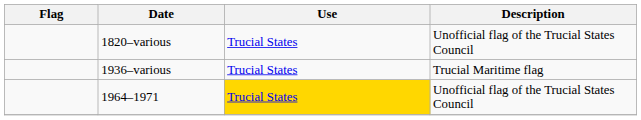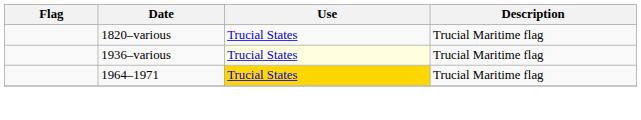(524, 42) Unofficial flag of the Trucial States Council -> (488, 34) Trucial Maritime flag
(262, 69) no background -> (262, 55) lightyellow background
(524, 97) Unofficial flag of the Trucial States Council -> (488, 75) Trucial Maritime flag
